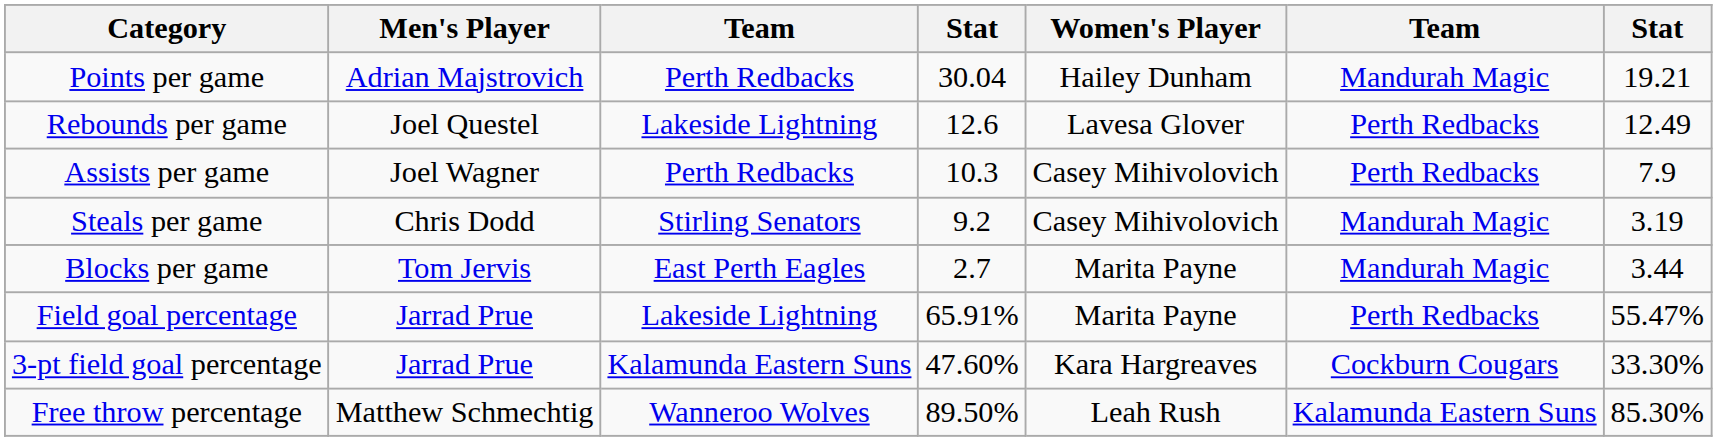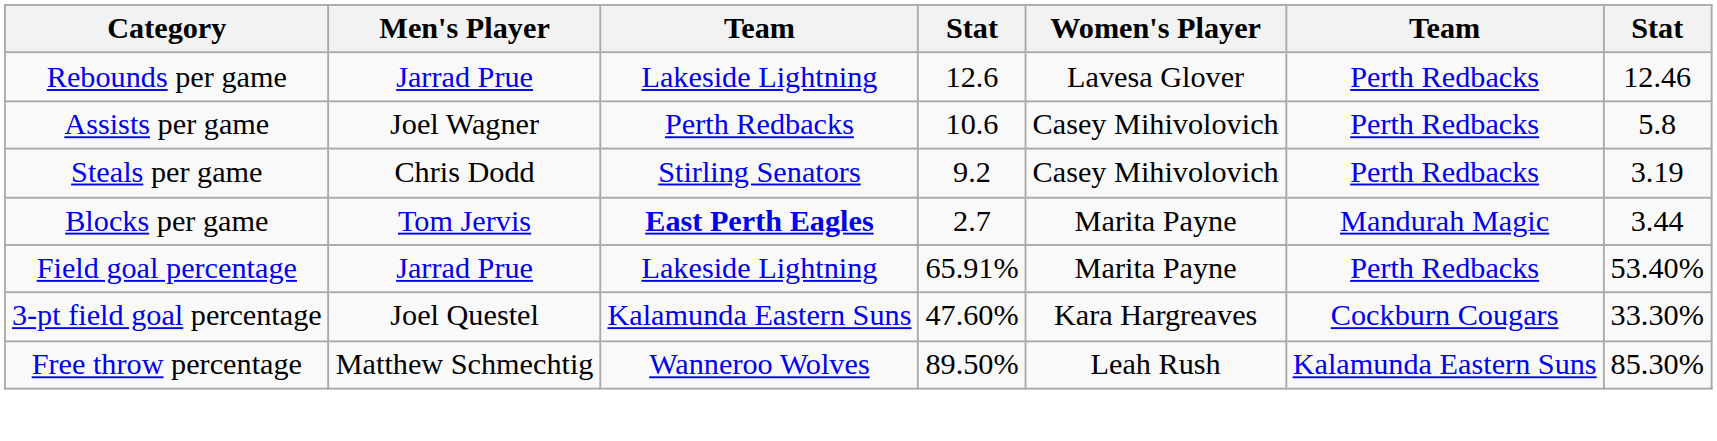- row: (167, 76)
(465, 124) Joel Questel -> (465, 76) Jarrad Prue
(1657, 124) 12.49 -> (1657, 76) 12.46
(972, 172) 10.3 -> (972, 124) 10.6
(1657, 172) 7.9 -> (1657, 124) 5.8
(1445, 220) Mandurah Magic -> (1445, 172) Perth Redbacks
(759, 268) normal -> (759, 220) bold
(1657, 316) 55.47% -> (1657, 268) 53.40%
(465, 364) Jarrad Prue -> (465, 316) Joel Questel
